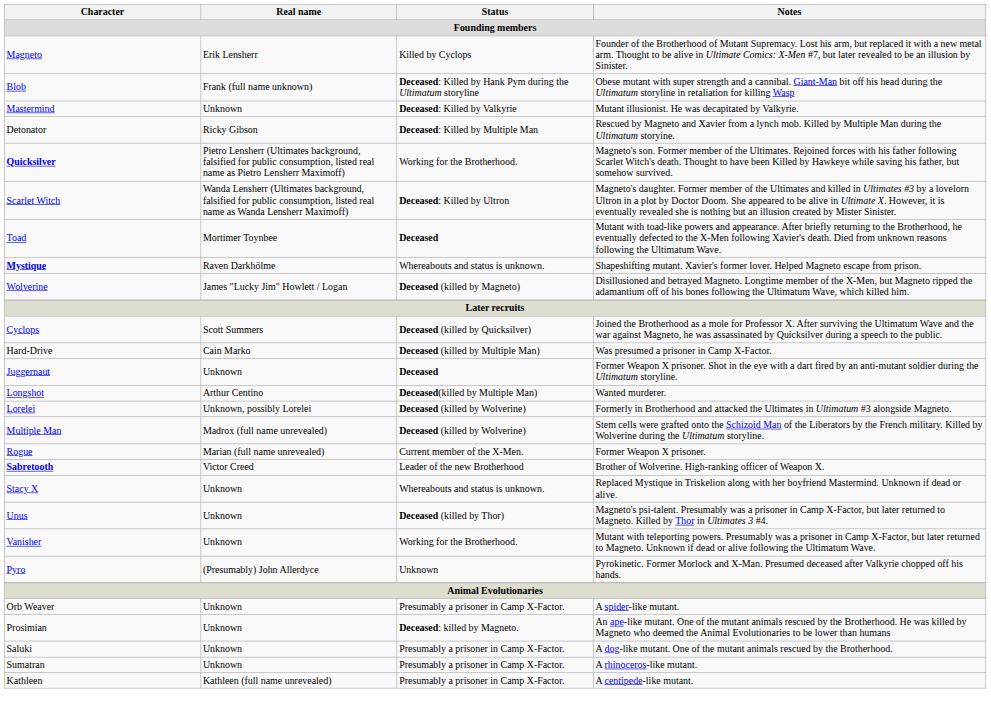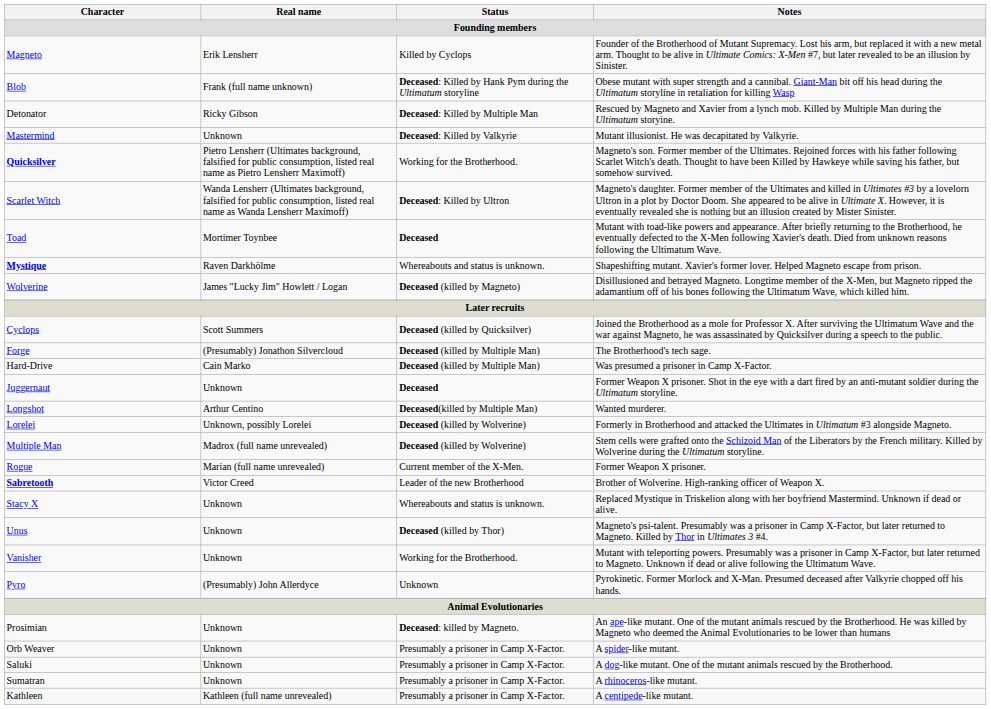rows swapped: (26, 130) <-> (31, 108)
+ row: (18, 350)
rows swapped: (30, 606) <-> (27, 627)
